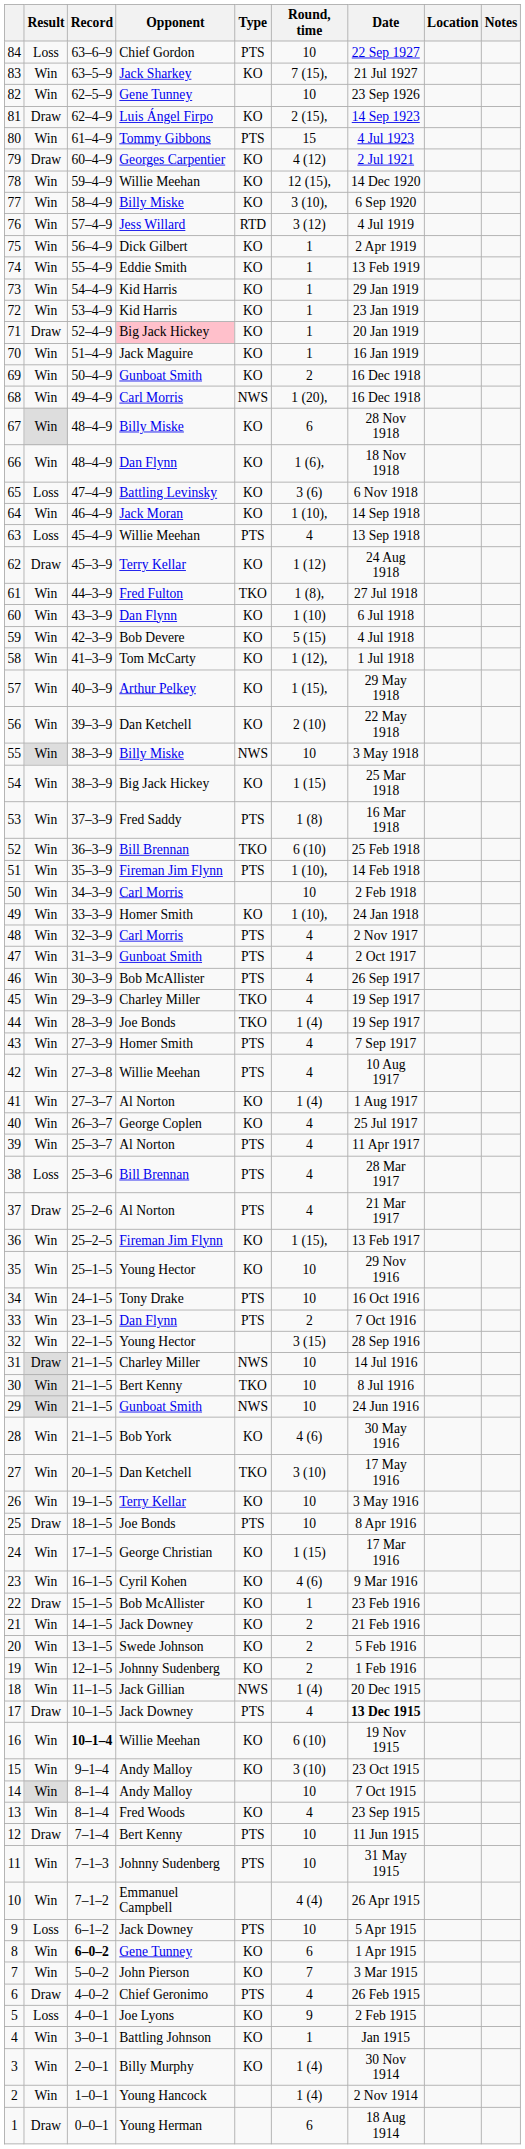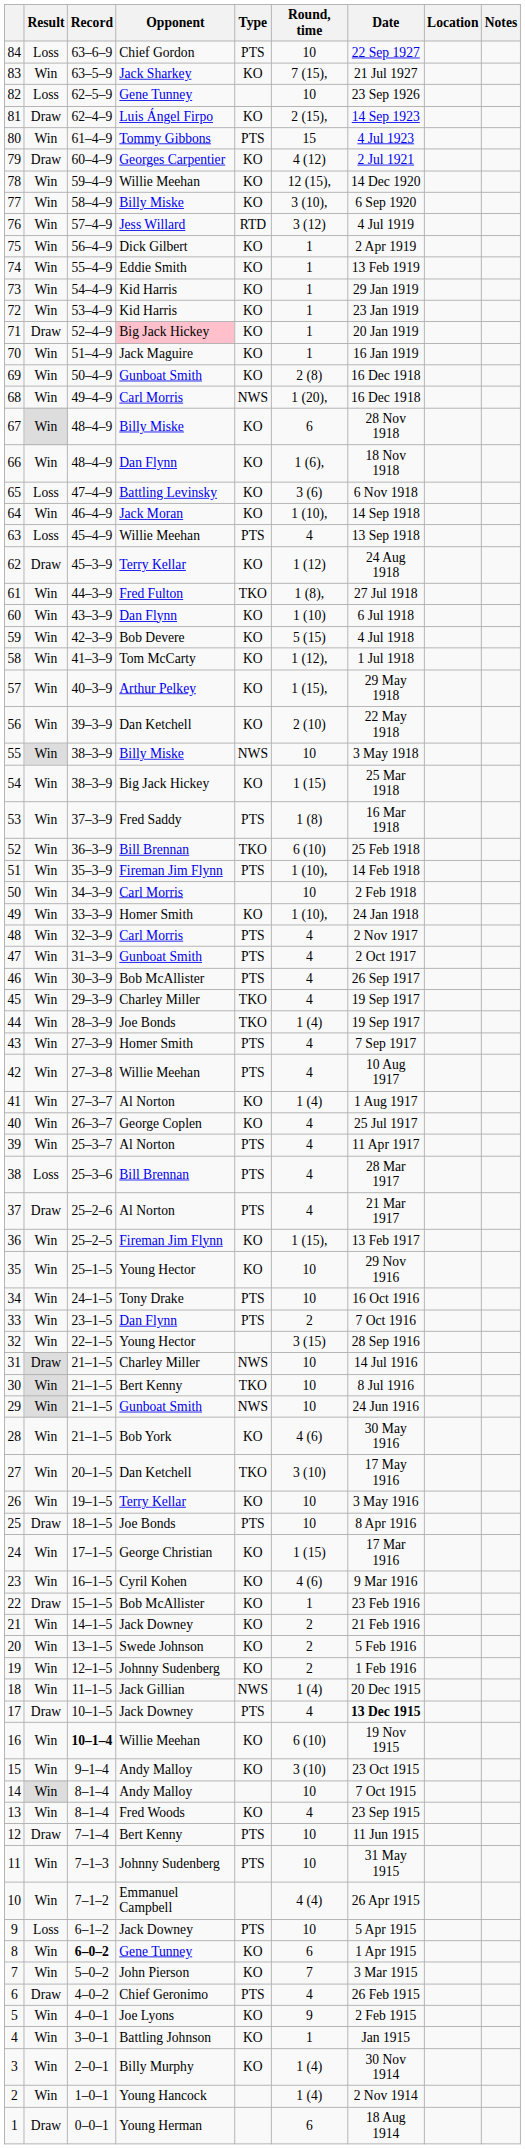(46, 95) Win -> (46, 95) Loss
(309, 375) 2 -> (309, 375) 2 (8)
(46, 2016) Loss -> (46, 2016) Win
